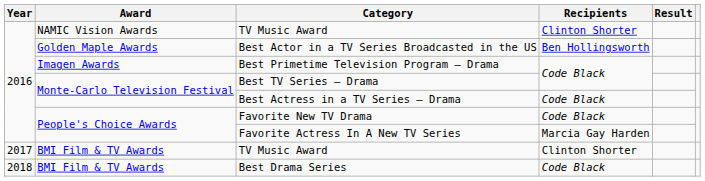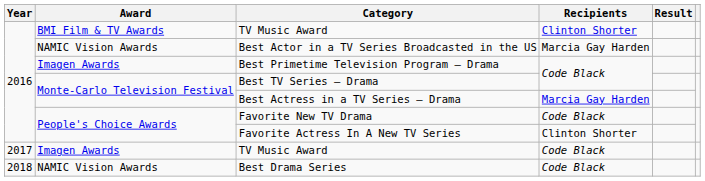(98, 30) NAMIC Vision Awards -> (101, 30) BMI Film & TV Awards
(98, 47) Golden Maple Awards -> (98, 47) NAMIC Vision Awards
(596, 47) Ben Hollingsworth -> (596, 47) Marcia Gay Harden
(574, 99) Code Black -> (596, 99) Marcia Gay Harden
(596, 133) Marcia Gay Harden -> (589, 133) Clinton Shorter
(101, 150) BMI Film & TV Awards -> (78, 150) Imagen Awards
(589, 150) Clinton Shorter -> (574, 150) Code Black
(101, 167) BMI Film & TV Awards -> (98, 167) NAMIC Vision Awards
